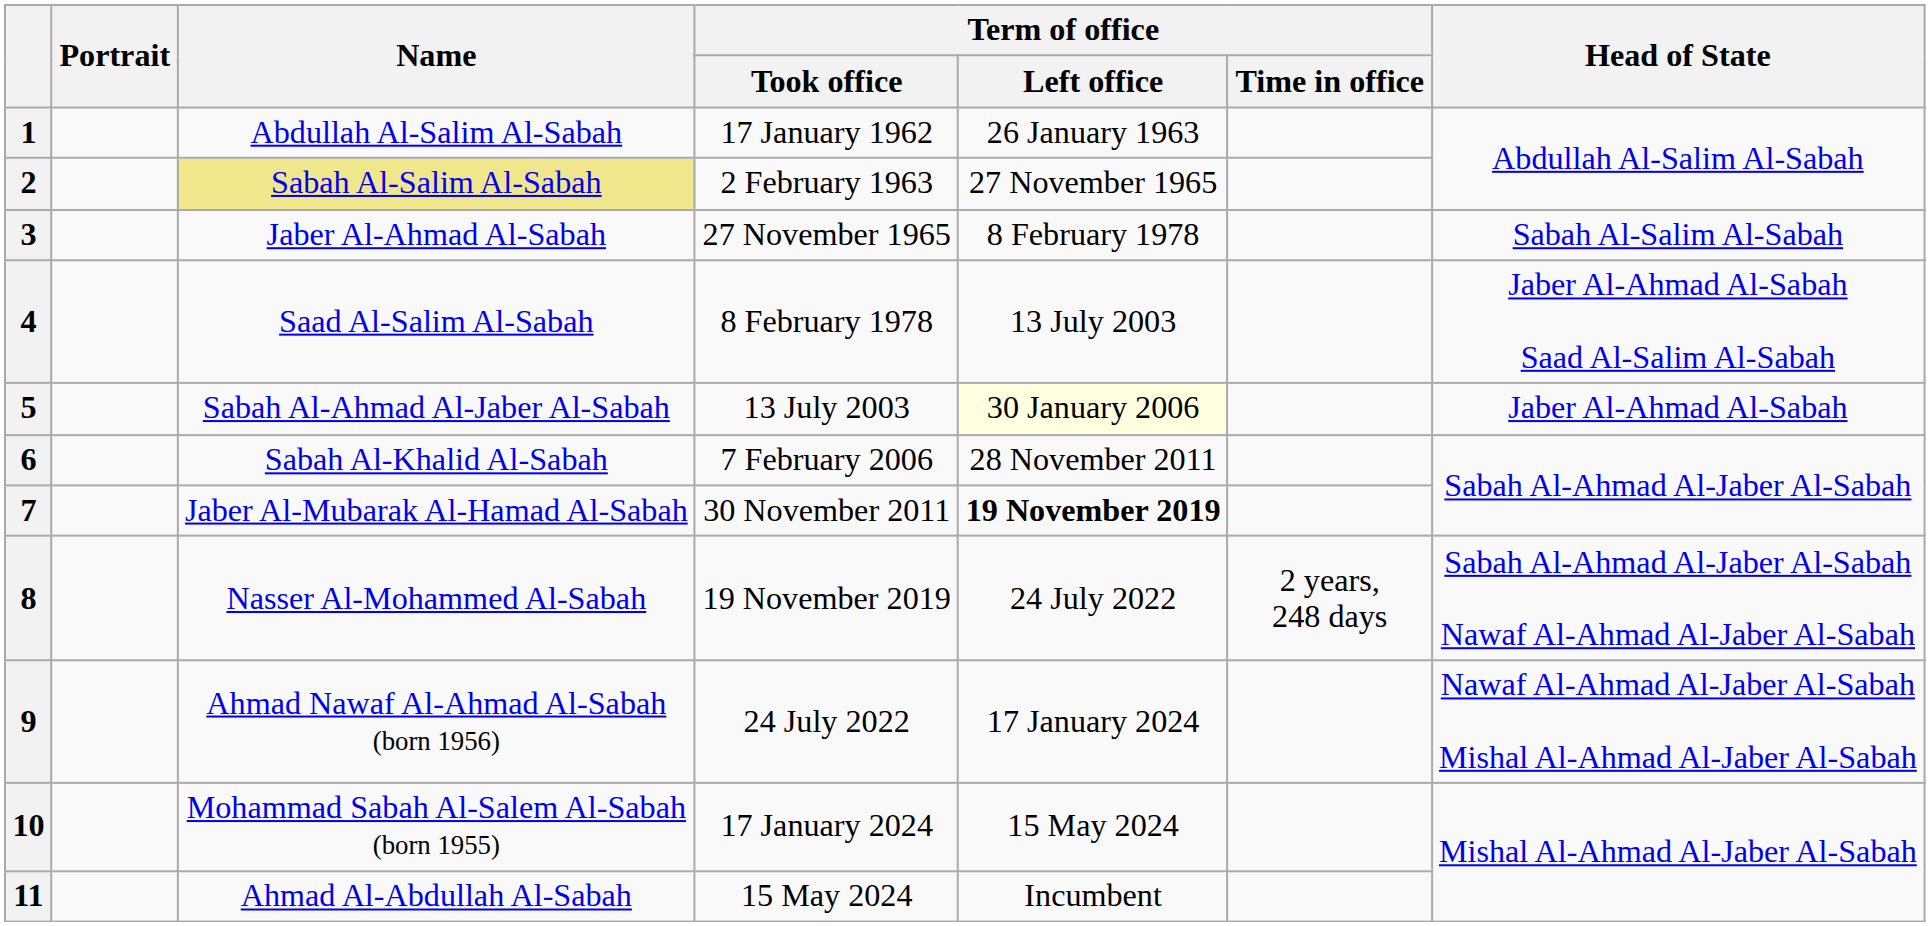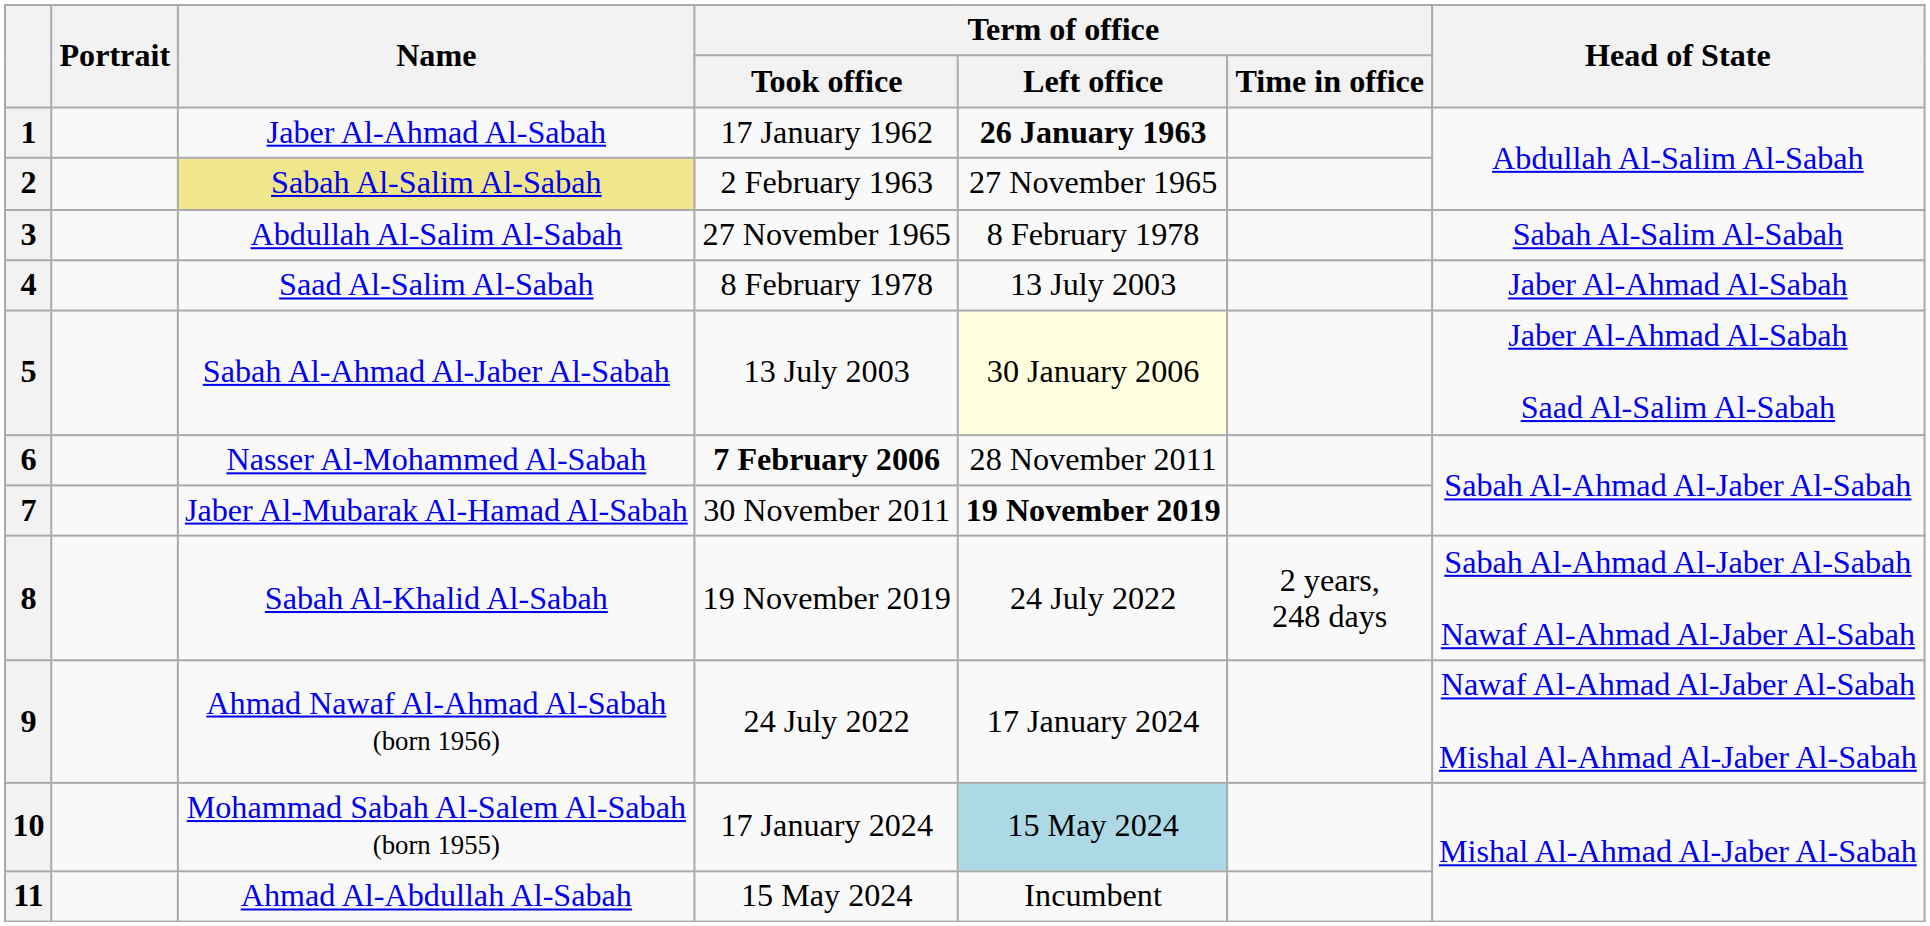(436, 132) Abdullah Al-Salim Al-Sabah -> (436, 132) Jaber Al-Ahmad Al-Sabah
(1093, 132) normal -> (1093, 132) bold
(436, 234) Jaber Al-Ahmad Al-Sabah -> (436, 234) Abdullah Al-Salim Al-Sabah
(1678, 321) Jaber Al-Ahmad Al-Sabah Saad Al-Salim Al-Sabah -> (1678, 285) Jaber Al-Ahmad Al-Sabah
(1678, 408) Jaber Al-Ahmad Al-Sabah -> (1678, 372) Jaber Al-Ahmad Al-Sabah Saad Al-Salim Al-Sabah
(436, 459) Sabah Al-Khalid Al-Sabah -> (436, 459) Nasser Al-Mohammed Al-Sabah
(827, 459) normal -> (827, 459) bold
(436, 597) Nasser Al-Mohammed Al-Sabah -> (436, 597) Sabah Al-Khalid Al-Sabah
(1093, 826) no background -> (1093, 826) lightblue background
